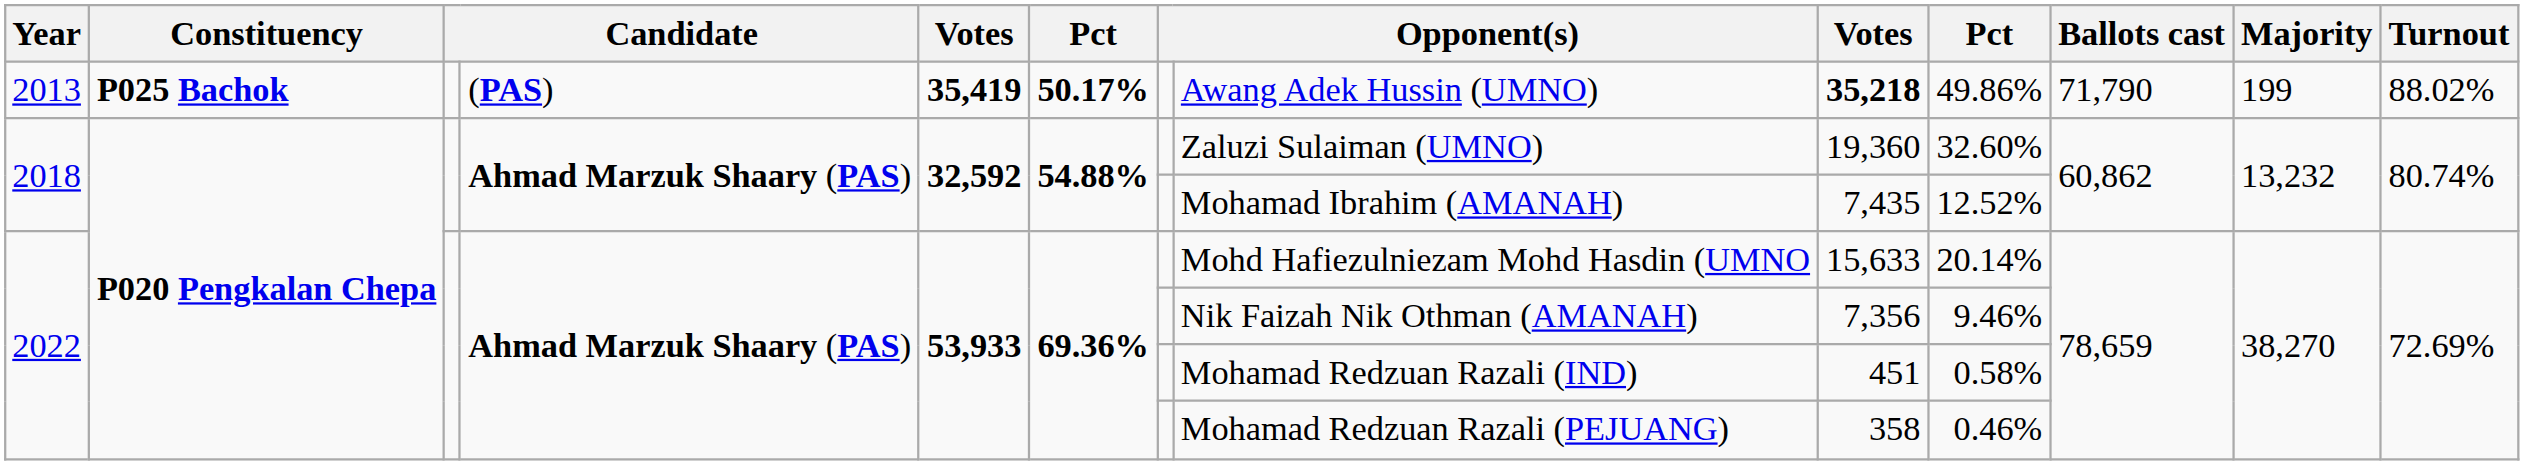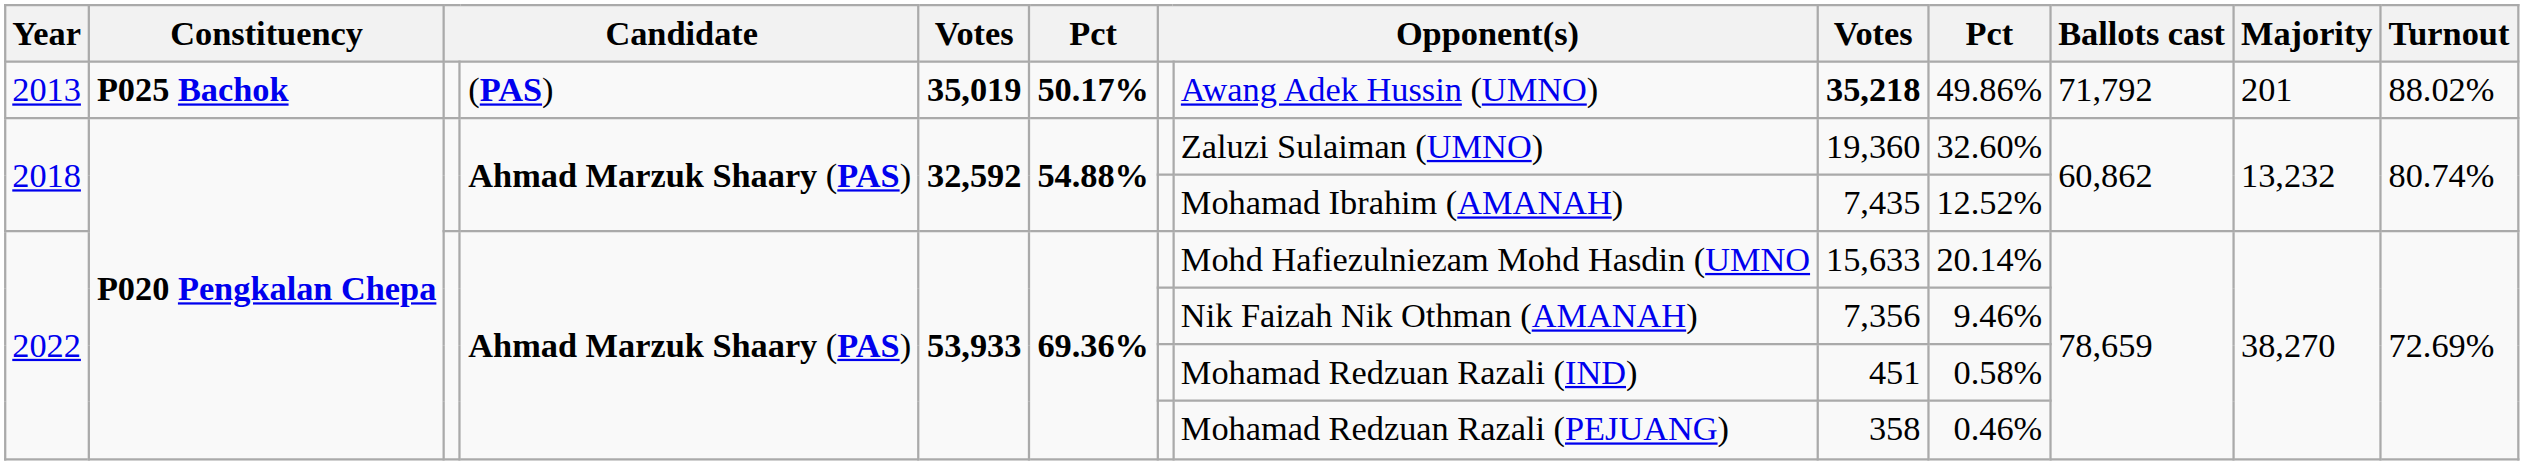(974, 89) 35,419 -> (974, 89) 35,019
(2105, 89) 71,790 -> (2105, 89) 71,792
(2267, 89) 199 -> (2267, 89) 201
